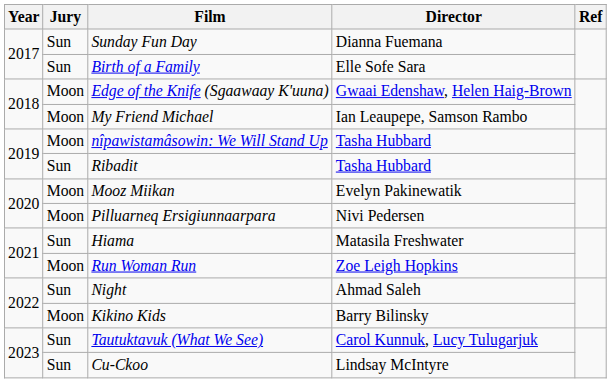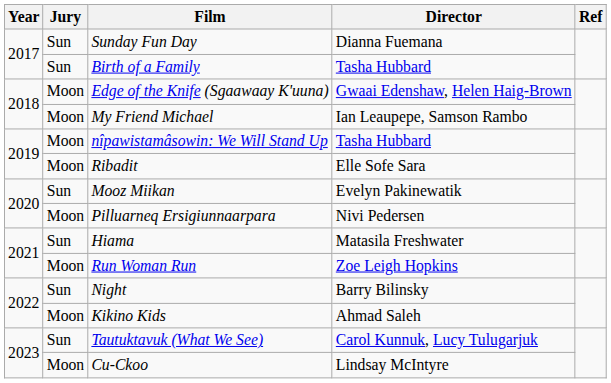(381, 66) Elle Sofe Sara -> (383, 66) Tasha Hubbard
(59, 166) Sun -> (65, 166) Moon
(383, 166) Tasha Hubbard -> (381, 166) Elle Sofe Sara
(65, 191) Moon -> (59, 191) Sun
(378, 290) Ahmad Saleh -> (382, 290) Barry Bilinsky
(382, 315) Barry Bilinsky -> (378, 315) Ahmad Saleh
(59, 365) Sun -> (65, 365) Moon
